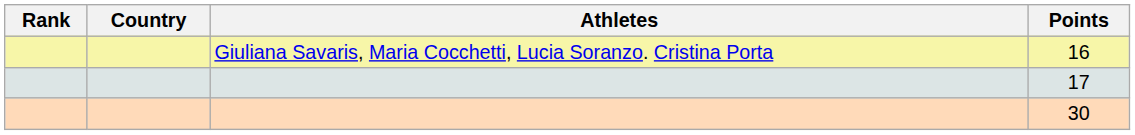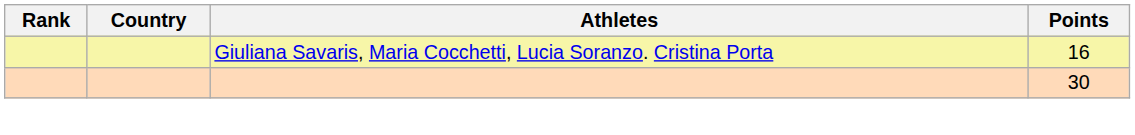- row: (1079, 83)
